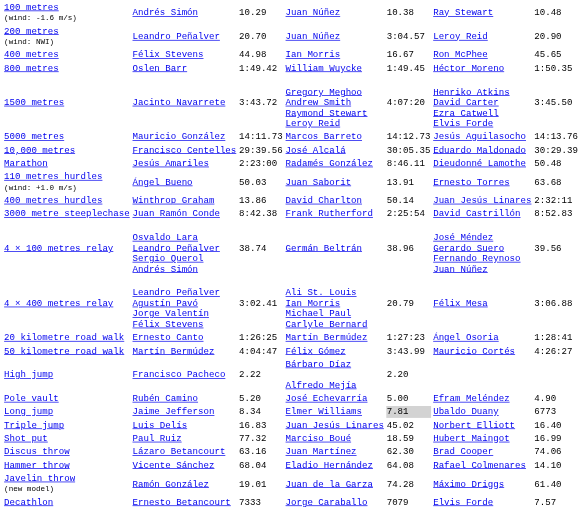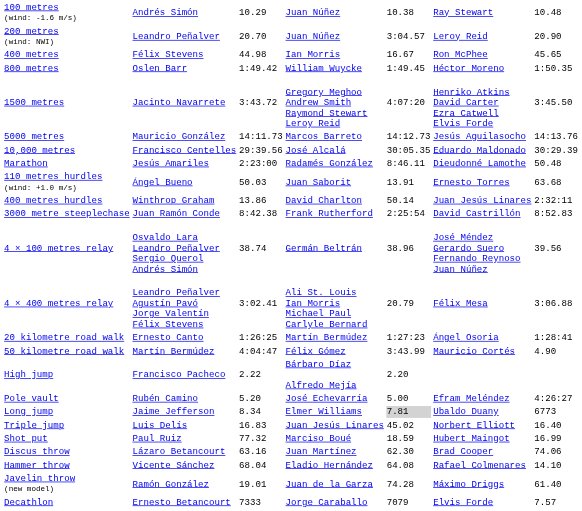(553, 351) 4:26:27 -> (545, 351) 4.90
(545, 399) 4.90 -> (553, 399) 4:26:27
